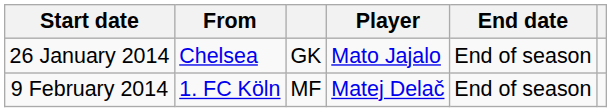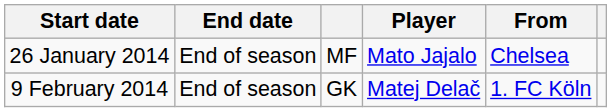columns swapped: (523, 21) <-> (230, 21)
(306, 55) GK -> (342, 55) MF
(306, 89) MF -> (342, 89) GK
